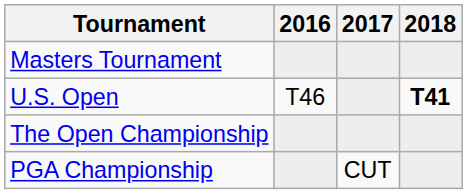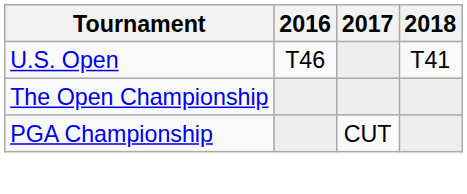- row: (116, 60)
(430, 97) bold -> (430, 60) normal
